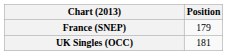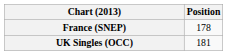(204, 27) 179 -> (204, 27) 178
